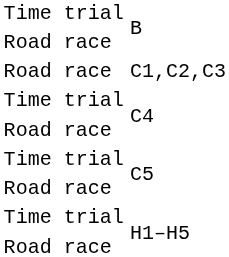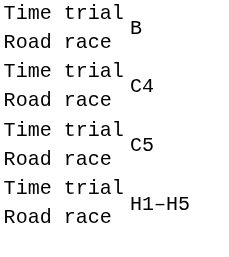- row: (58, 72)
